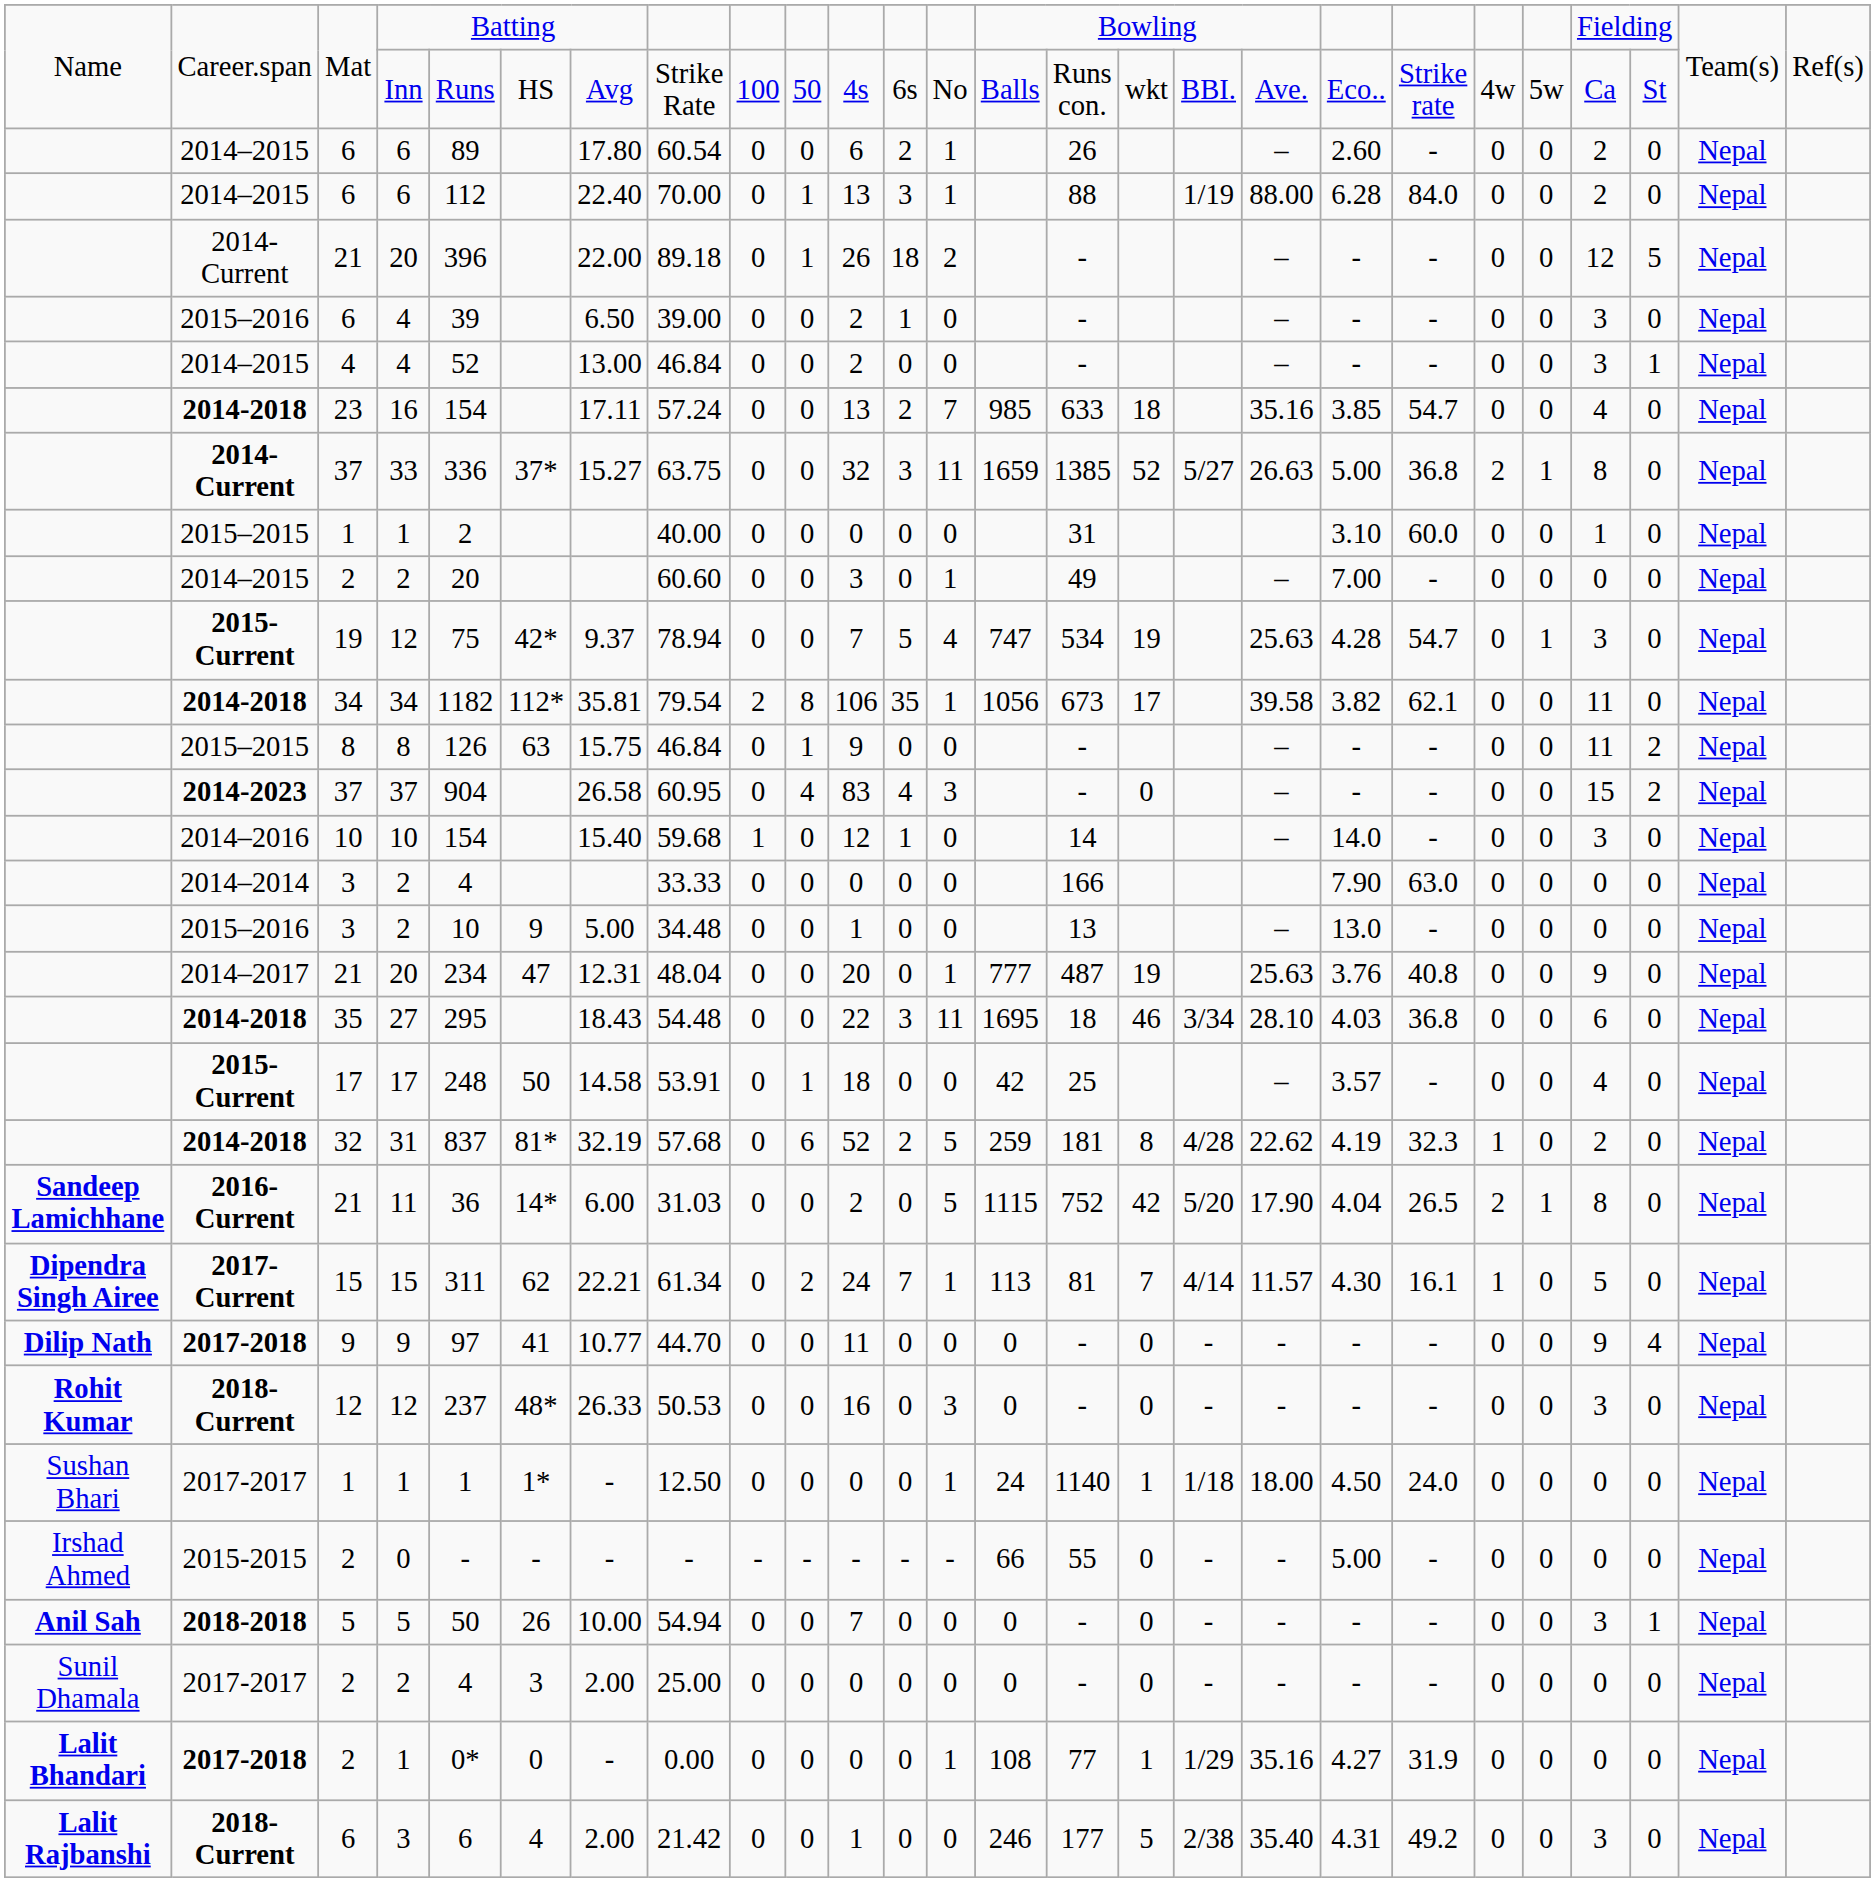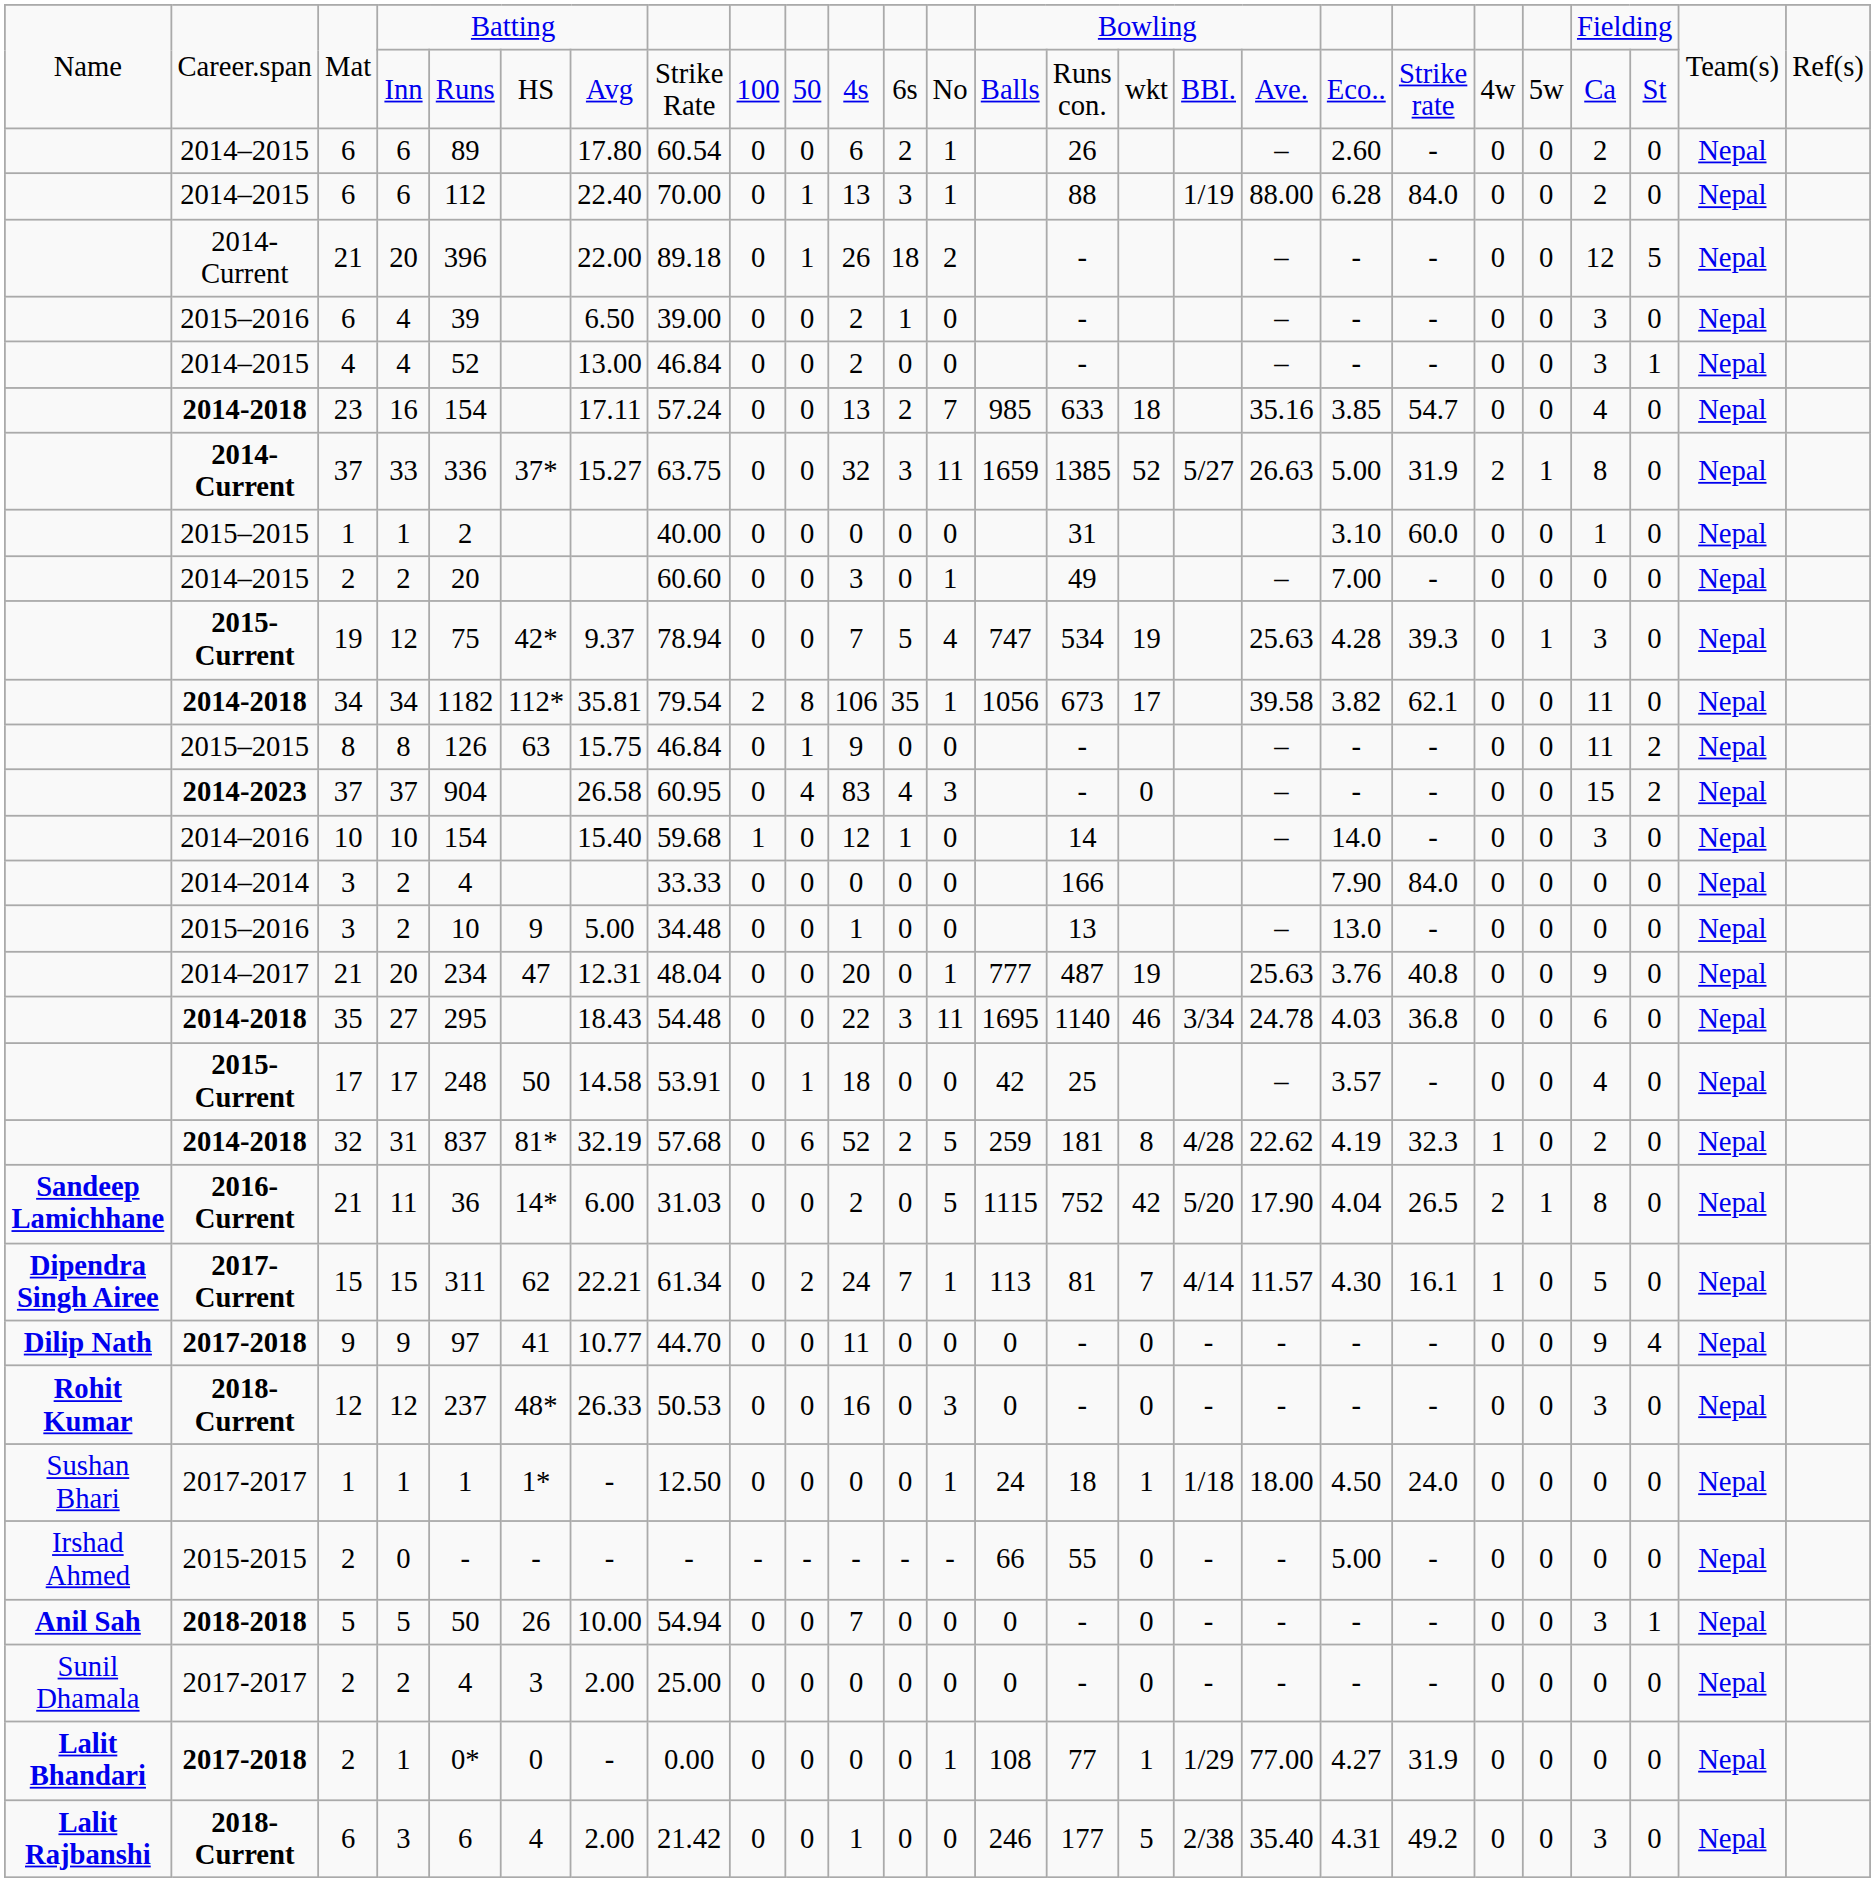(1433, 471) 36.8 -> (1433, 471) 31.9
(1433, 639) 54.7 -> (1433, 639) 39.3
(1433, 882) 63.0 -> (1433, 882) 84.0
(1082, 1019) 18 -> (1082, 1019) 1140
(1281, 1019) 28.10 -> (1281, 1019) 24.78
(1082, 1482) 1140 -> (1082, 1482) 18
(1281, 1760) 35.16 -> (1281, 1760) 77.00
